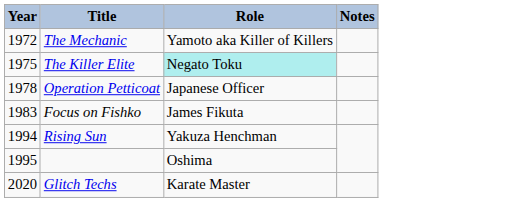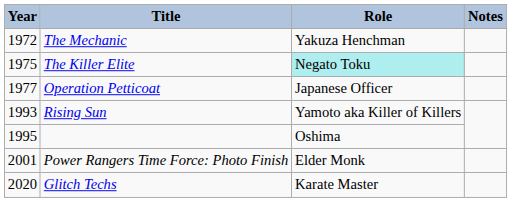(250, 40) Yamoto aka Killer of Killers -> (350, 40) Yakuza Henchman
(22, 88) 1978 -> (22, 88) 1977
- row: (92, 112)
(22, 137) 1994 -> (22, 112) 1993
(222, 137) Yakuza Henchman -> (378, 112) Yamoto aka Killer of Killers
+ row: (166, 161)
